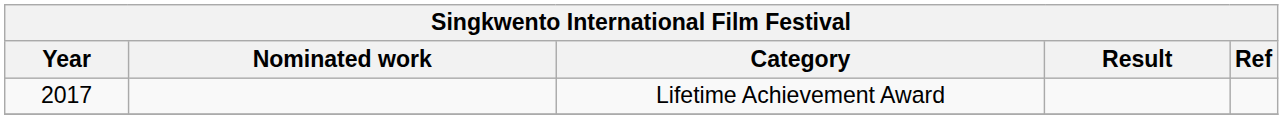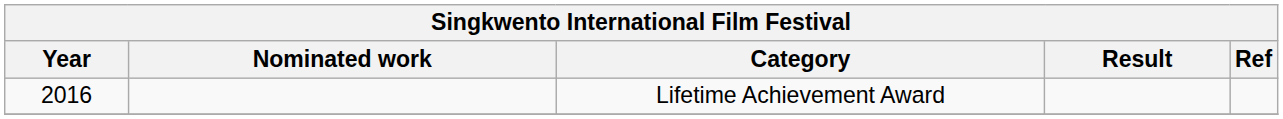(67, 95) 2017 -> (67, 95) 2016
